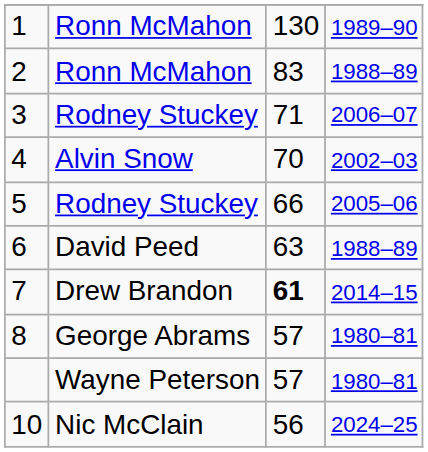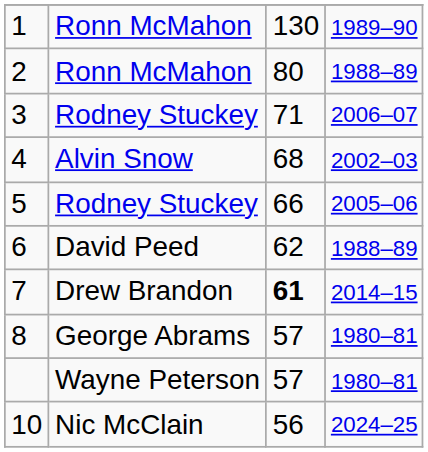(288, 70) 83 -> (288, 70) 80
(288, 159) 70 -> (288, 159) 68
(288, 247) 63 -> (288, 247) 62
